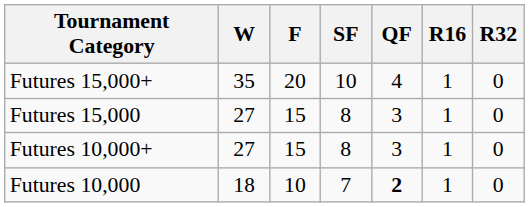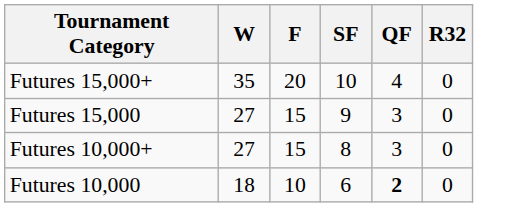- column: (447, 33)
(346, 115) 8 -> (346, 115) 9
(346, 184) 7 -> (346, 184) 6
